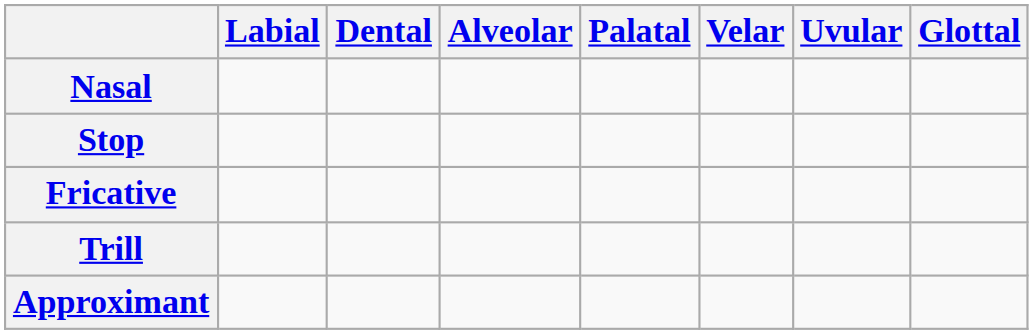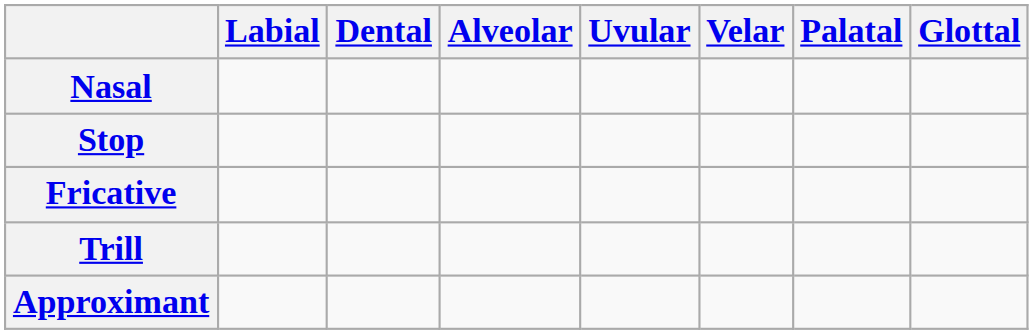columns swapped: (639, 31) <-> (851, 31)
